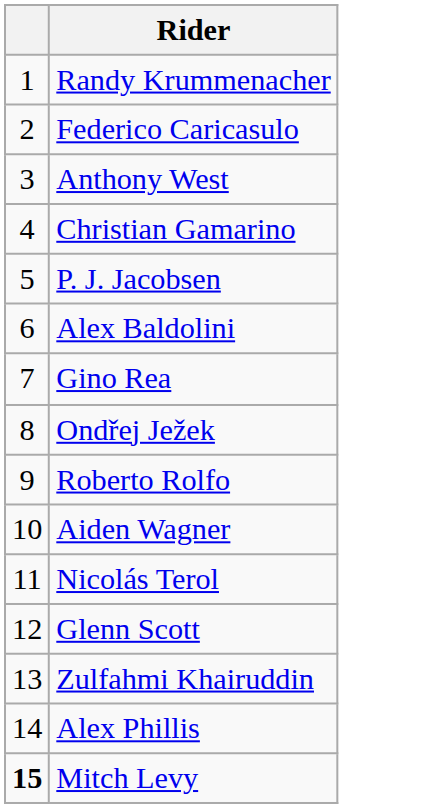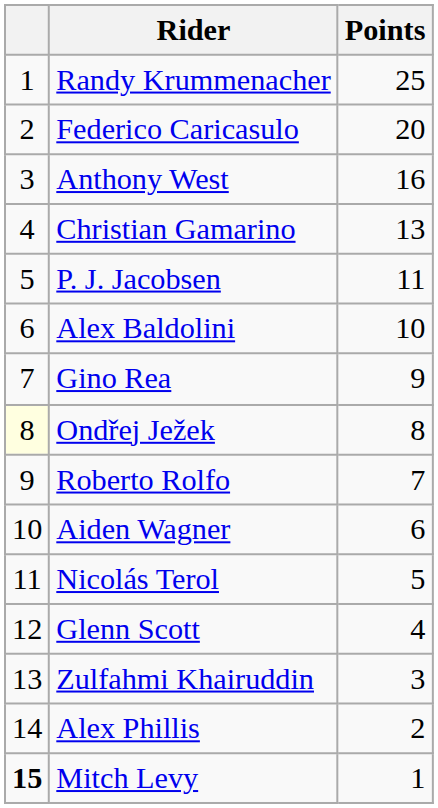+ column: (385, 29)
(27, 428) no background -> (27, 428) lightyellow background
